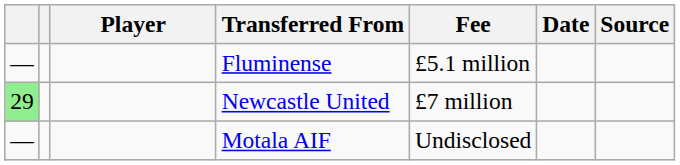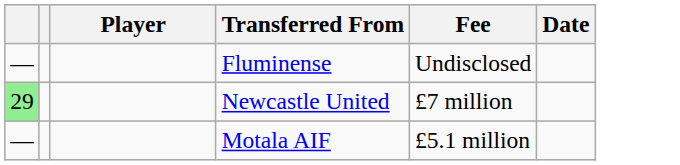- column: (635, 24)
(473, 62) £5.1 million -> (473, 62) Undisclosed
(473, 140) Undisclosed -> (473, 140) £5.1 million
